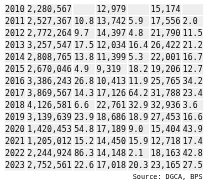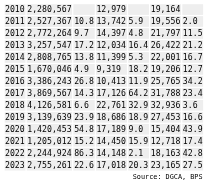(166, 9) 15,174 -> (166, 9) 19,164
(166, 21) 17,556 -> (166, 21) 19,556
(166, 33) 21,790 -> (166, 33) 21,797
(84, 45) 17.5 -> (84, 45) 17.2
(49, 69) 2,670,046 -> (49, 69) 1,670,046
(49, 165) 2,752,561 -> (49, 165) 2,755,261
